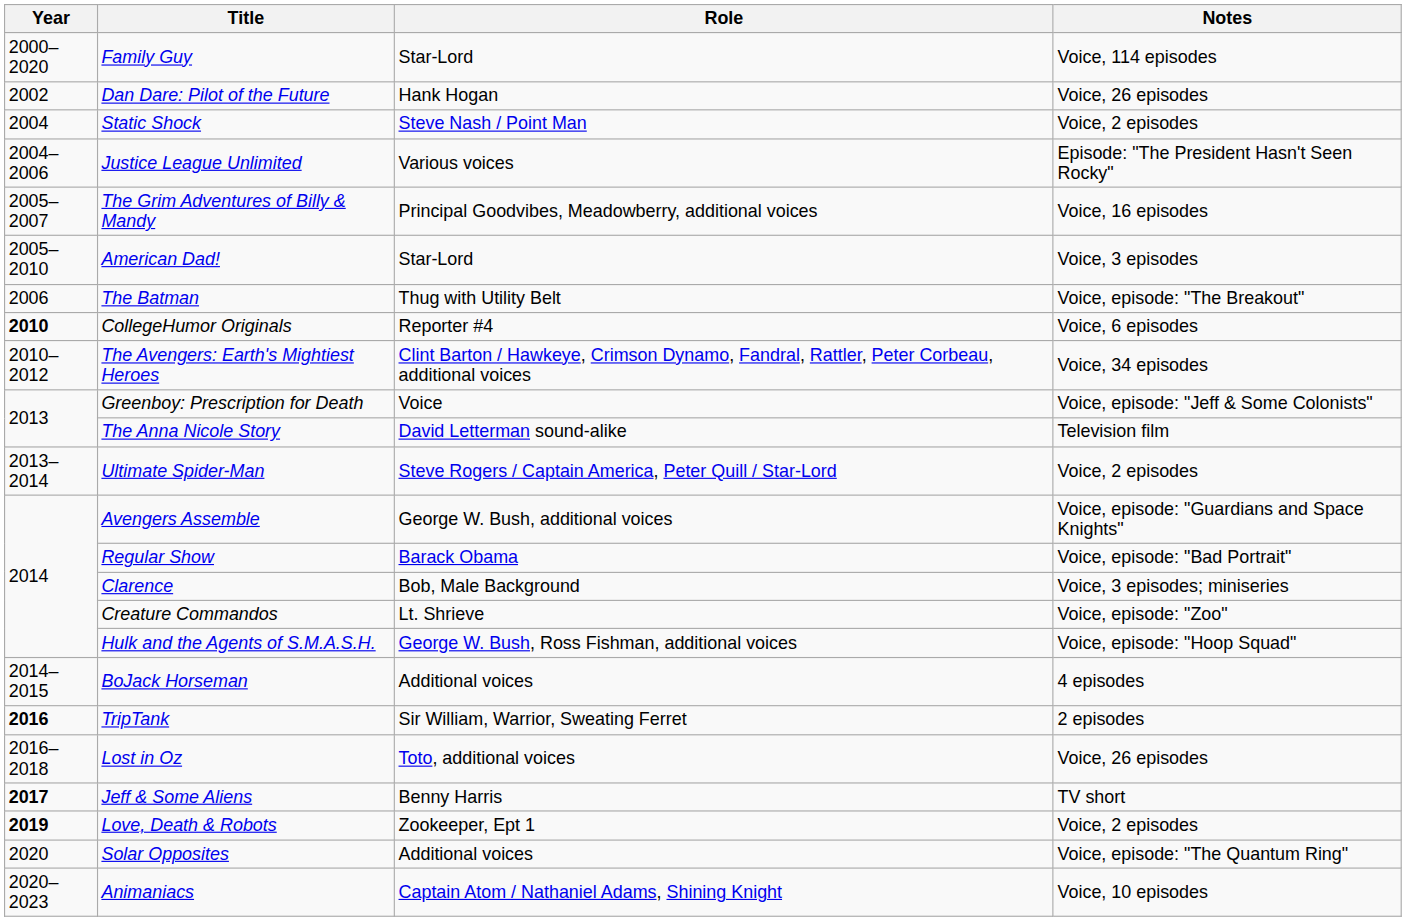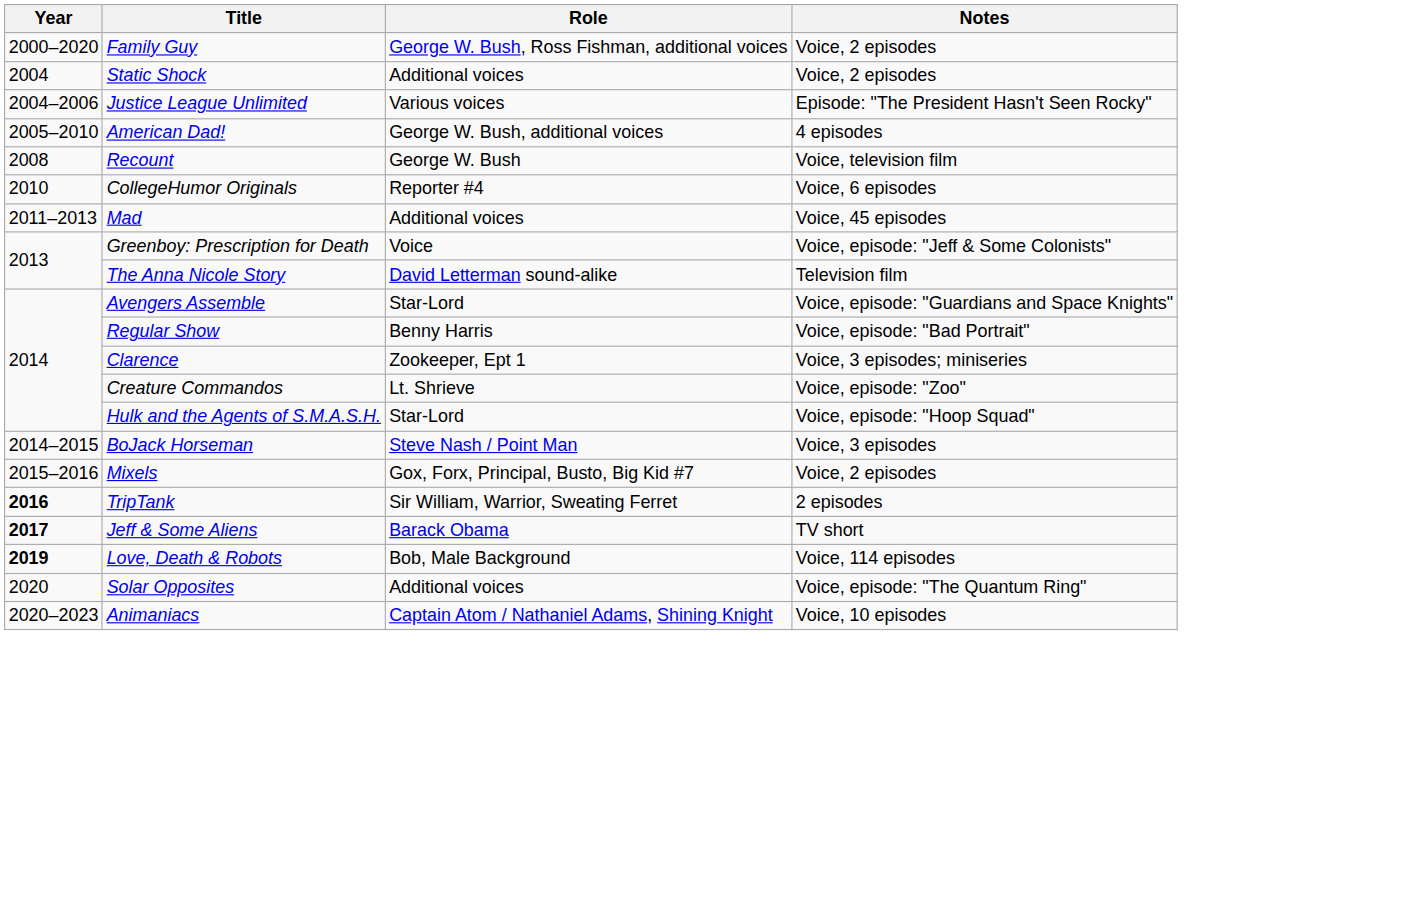(436, 57) Star-Lord -> (588, 47) George W. Bush, Ross Fishman, additional voices
(1137, 57) Voice, 114 episodes -> (866, 47) Voice, 2 episodes
- row: (215, 95)
(493, 124) Steve Nash / Point Man -> (456, 75) Additional voices
- row: (224, 211)
(436, 259) Star-Lord -> (526, 132) George W. Bush, additional voices
(1128, 259) Voice, 3 episodes -> (839, 132) 4 episodes
- row: (150, 298)
+ row: (140, 160)
(29, 326) bold -> (29, 189) normal
- row: (228, 365)
+ row: (124, 217)
- row: (183, 470)
(535, 519) George W. Bush, additional voices -> (427, 302) Star-Lord
(458, 557) Barack Obama -> (441, 331) Benny Harris
(489, 586) Bob, Male Background -> (457, 359) Zookeeper, Ept 1
(598, 642) George W. Bush, Ross Fishman, additional voices -> (427, 416) Star-Lord
(466, 681) Additional voices -> (483, 445) Steve Nash / Point Man
(1101, 681) 4 episodes -> (866, 445) Voice, 3 episodes
+ row: (132, 473)
- row: (142, 758)
(450, 796) Benny Harris -> (449, 530) Barack Obama
(467, 825) Zookeeper, Ept 1 -> (480, 558) Bob, Male Background
(1128, 825) Voice, 2 episodes -> (875, 558) Voice, 114 episodes
